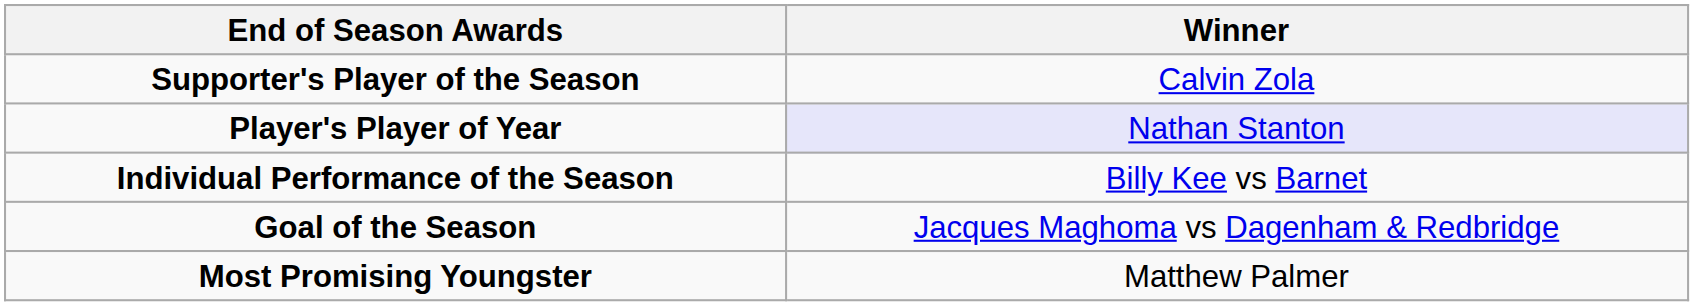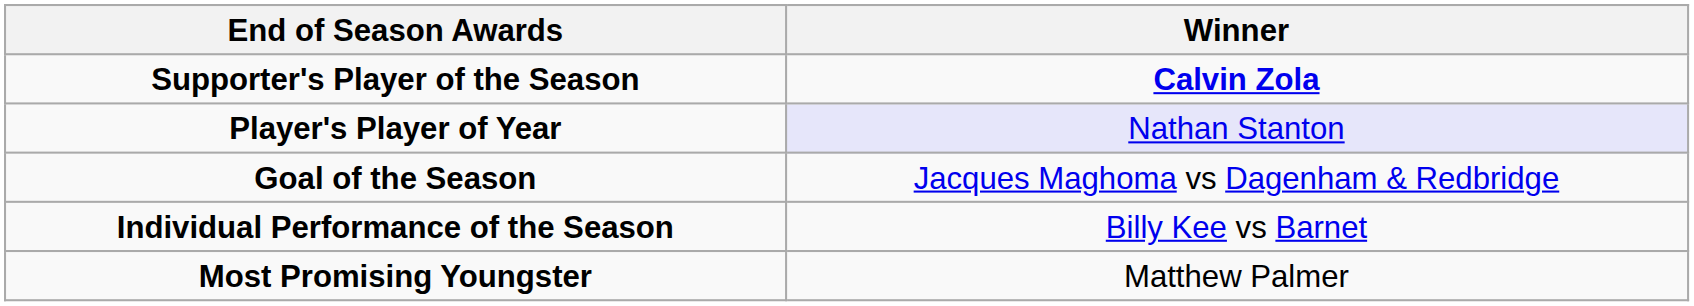(1236, 79) normal -> (1236, 79) bold
rows swapped: (395, 178) <-> (395, 227)
